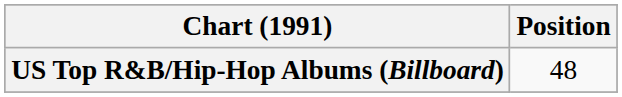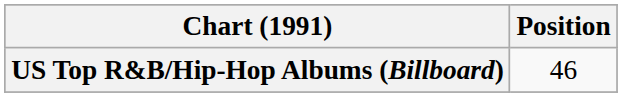(564, 69) 48 -> (564, 69) 46
